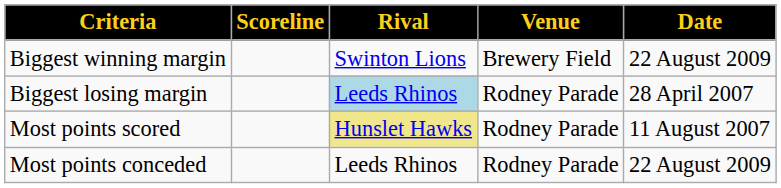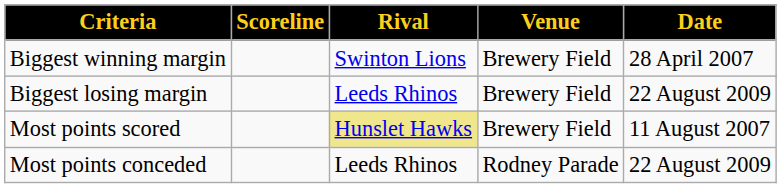(700, 57) 22 August 2009 -> (691, 57) 28 April 2007
(396, 93) lightblue background -> (396, 93) no background
(551, 93) Rodney Parade -> (547, 93) Brewery Field
(691, 93) 28 April 2007 -> (700, 93) 22 August 2009
(551, 128) Rodney Parade -> (547, 128) Brewery Field
